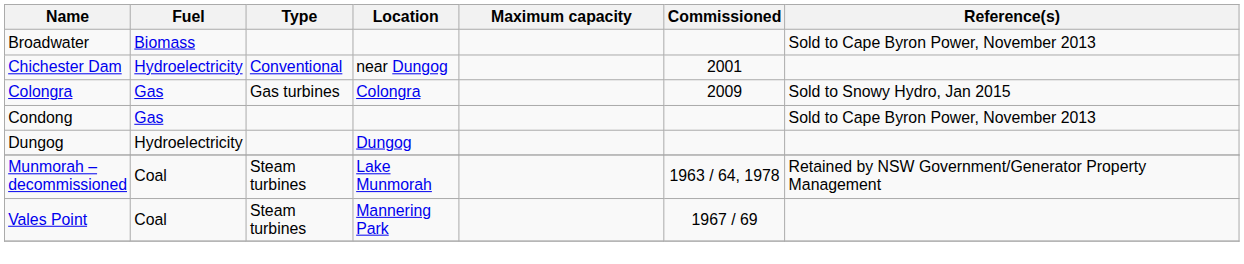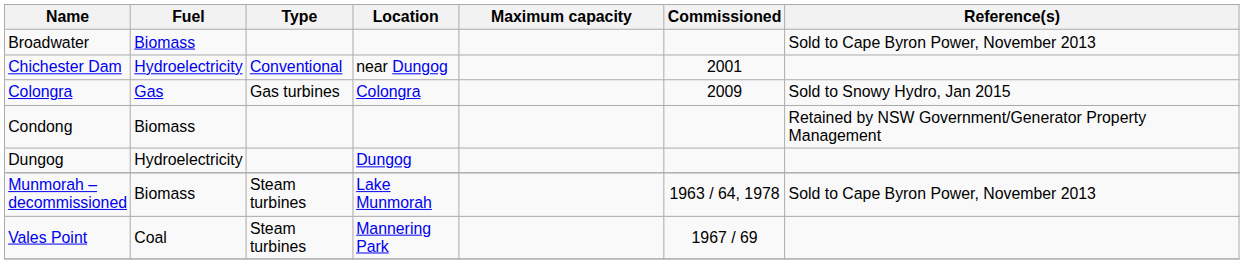(149, 117) Gas -> (165, 126) Biomass
(942, 117) Sold to Cape Byron Power, November 2013 -> (967, 126) Retained by NSW Government/Generator Property Management
(151, 176) Coal -> (165, 194) Biomass
(967, 176) Retained by NSW Government/Generator Property Management -> (942, 194) Sold to Cape Byron Power, November 2013
